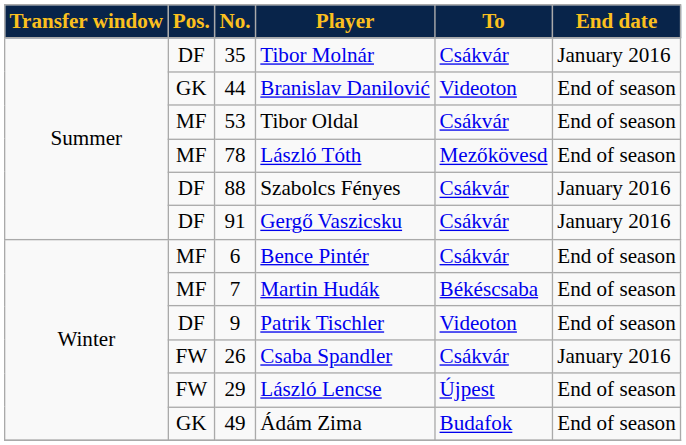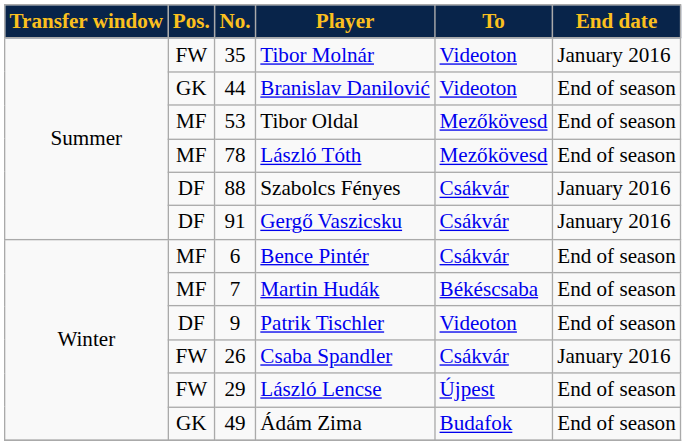(191, 54) DF -> (191, 54) FW
(474, 54) Csákvár -> (478, 54) Videoton
(474, 121) Csákvár -> (494, 121) Mezőkövesd
